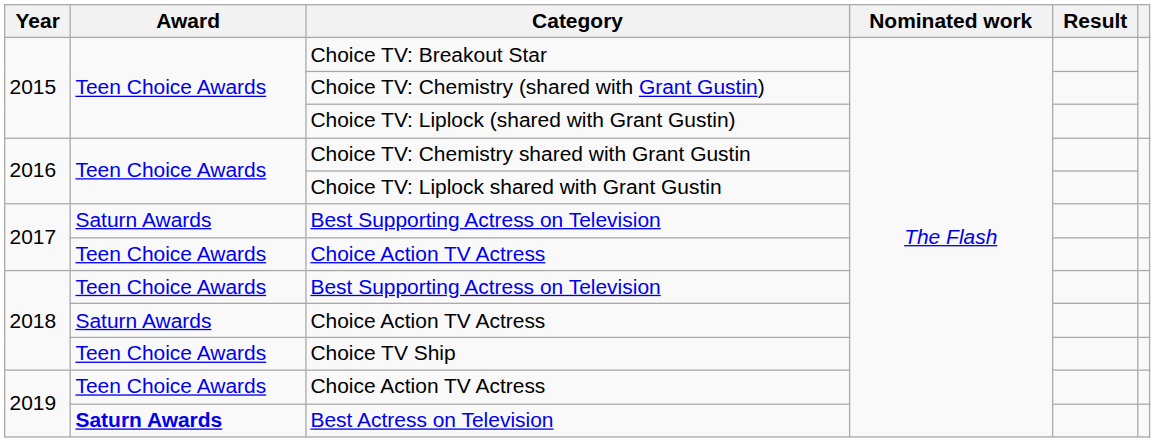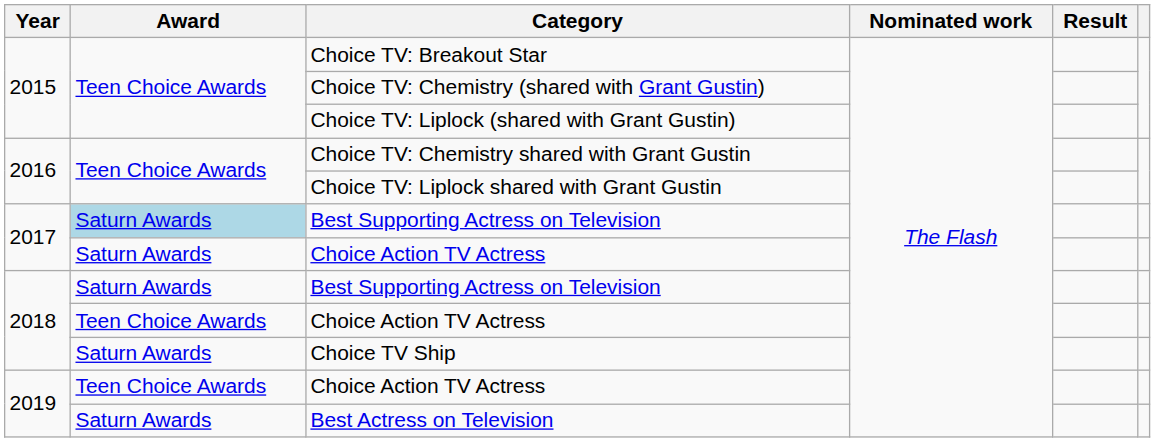(143, 220) no background -> (143, 220) lightblue background
(171, 253) Teen Choice Awards -> (143, 253) Saturn Awards
(171, 287) Teen Choice Awards -> (143, 287) Saturn Awards
(143, 320) Saturn Awards -> (171, 320) Teen Choice Awards
(171, 353) Teen Choice Awards -> (143, 353) Saturn Awards
(149, 420) bold -> (143, 420) normal
